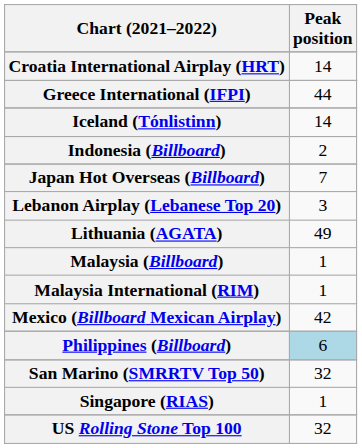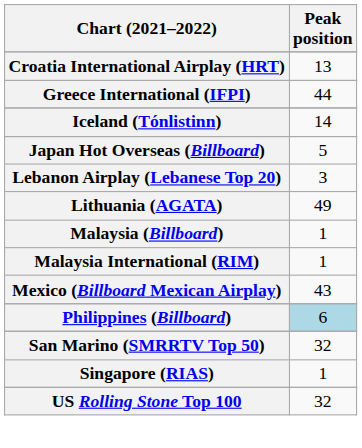(323, 66) 14 -> (323, 66) 13
- row: (147, 149)
(323, 177) 7 -> (323, 149) 5
(323, 317) 42 -> (323, 289) 43
